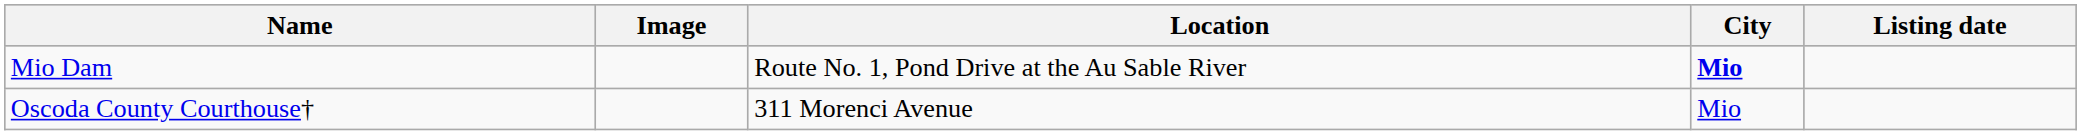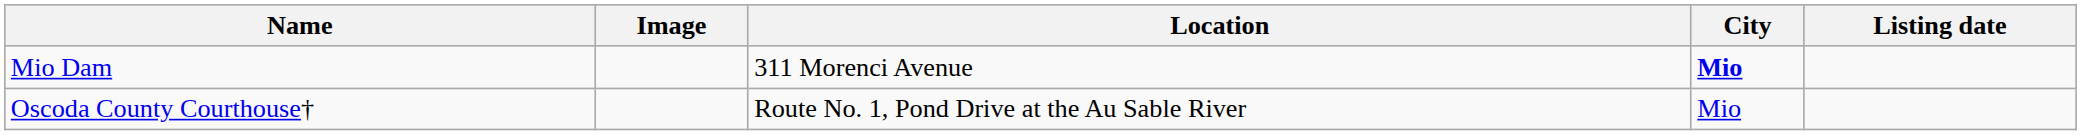(1000, 66) Route No. 1, Pond Drive at the Au Sable River -> (864, 66) 311 Morenci Avenue
(864, 108) 311 Morenci Avenue -> (1000, 108) Route No. 1, Pond Drive at the Au Sable River
